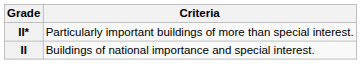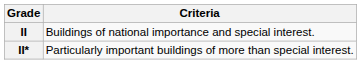rows swapped: (24, 31) <-> (24, 50)
